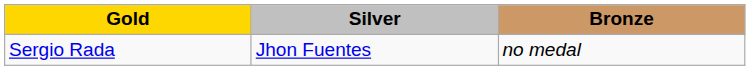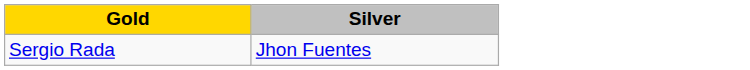- column: (622, 19)
